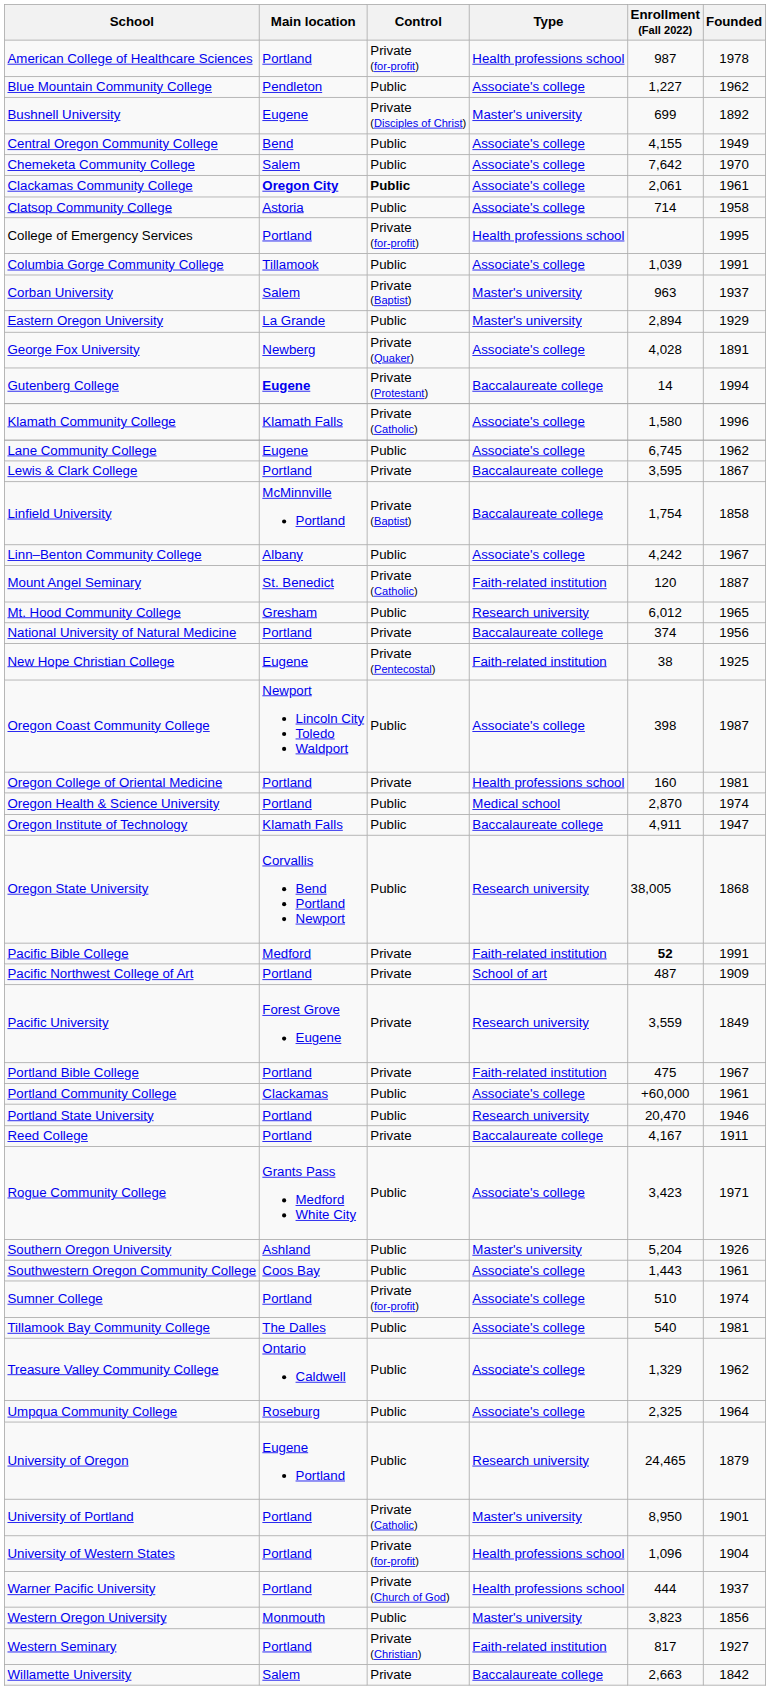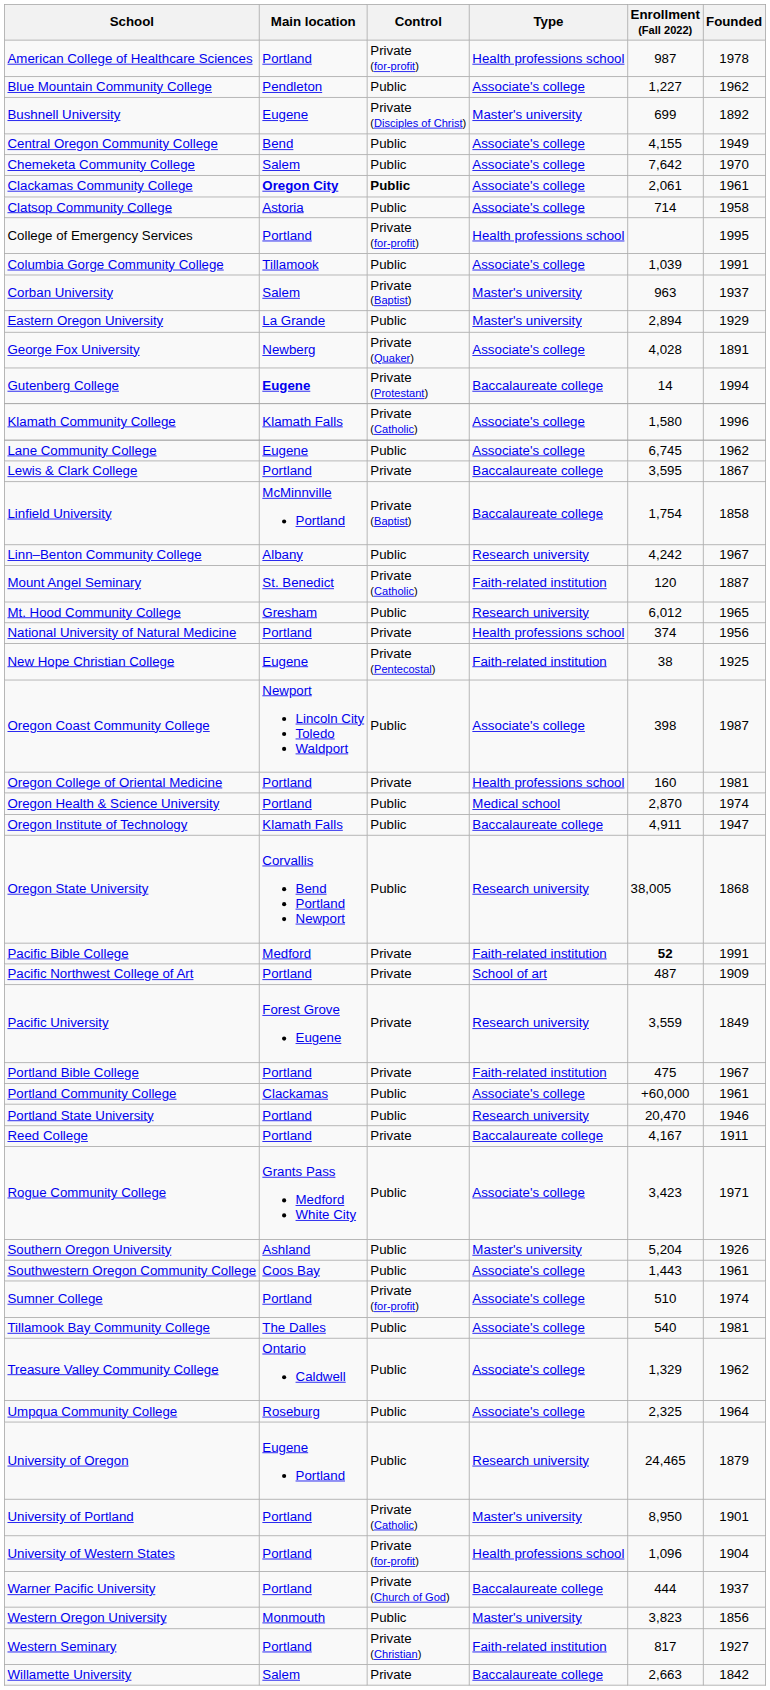(529, 555) Associate's college -> (531, 555) Research university
(538, 633) Baccalaureate college -> (548, 633) Health professions school
(548, 1589) Health professions school -> (538, 1589) Baccalaureate college
